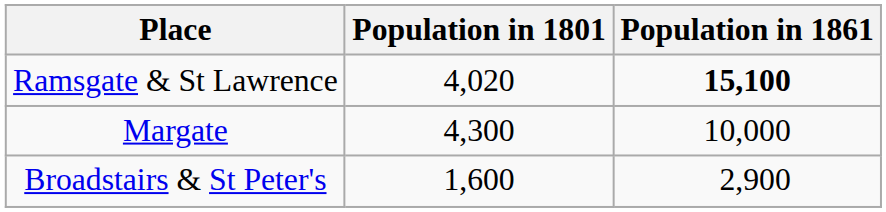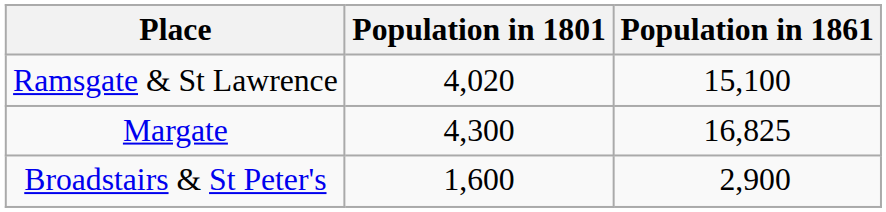(747, 79) bold -> (747, 79) normal
(747, 130) 10,000 -> (747, 130) 16,825
